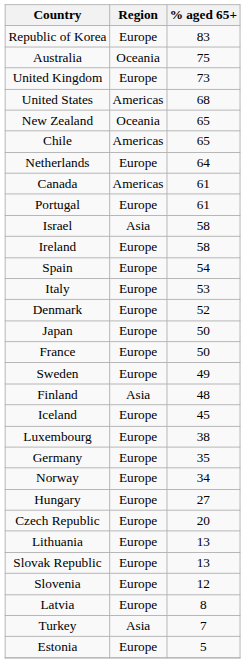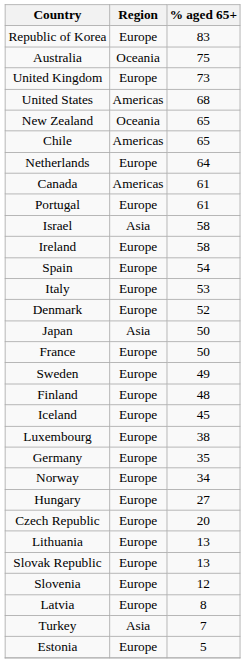(138, 331) Europe -> (138, 331) Asia
(138, 394) Asia -> (138, 394) Europe
